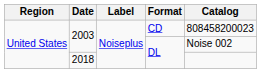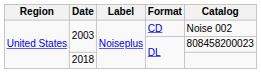(220, 28) 808458200023 -> (209, 28) Noise 002
(209, 44) Noise 002 -> (220, 44) 808458200023
